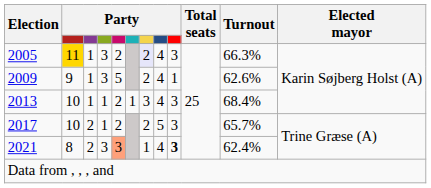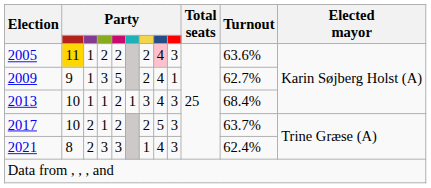(104, 55) 3 -> (104, 55) 2
(146, 55) lavender background -> (146, 55) no background
(160, 55) no background -> (160, 55) pink background
(242, 55) 66.3% -> (242, 55) 63.6%
(242, 78) 62.6% -> (242, 78) 62.7%
(242, 124) 65.7% -> (242, 124) 63.7%
(118, 147) lightsalmon background -> (118, 147) no background
(174, 147) bold -> (174, 147) normal
